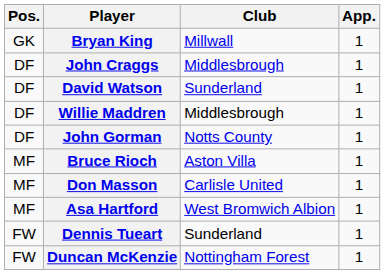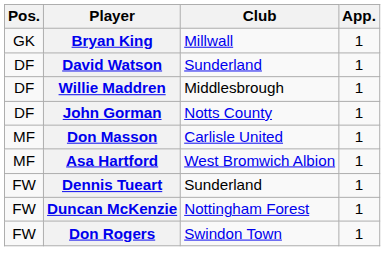- row: (112, 64)
- row: (112, 161)
+ row: (112, 233)
